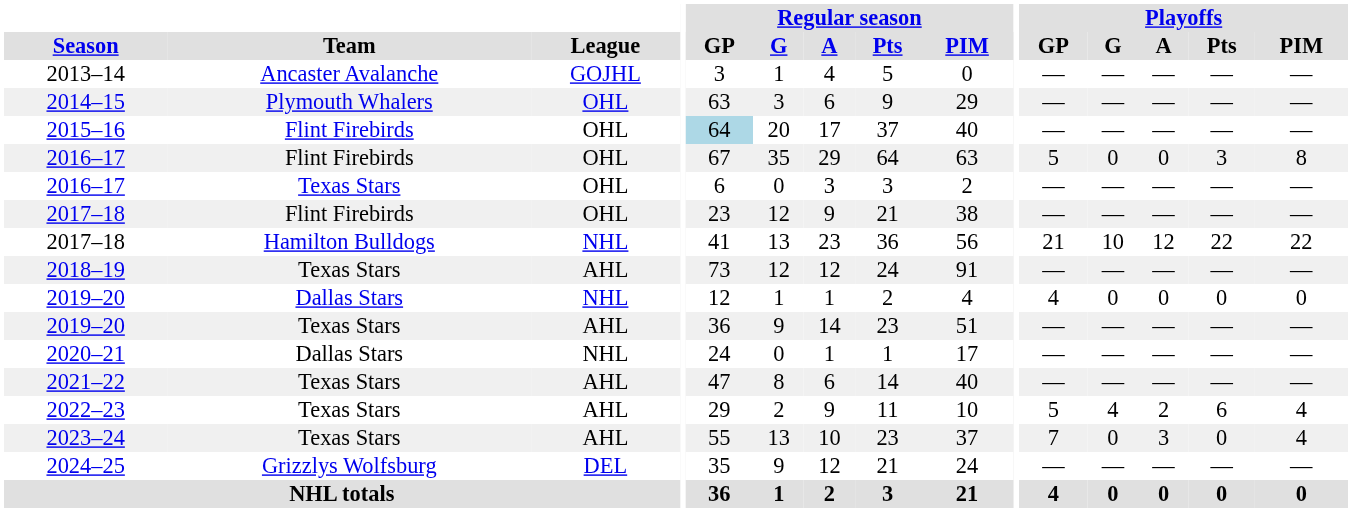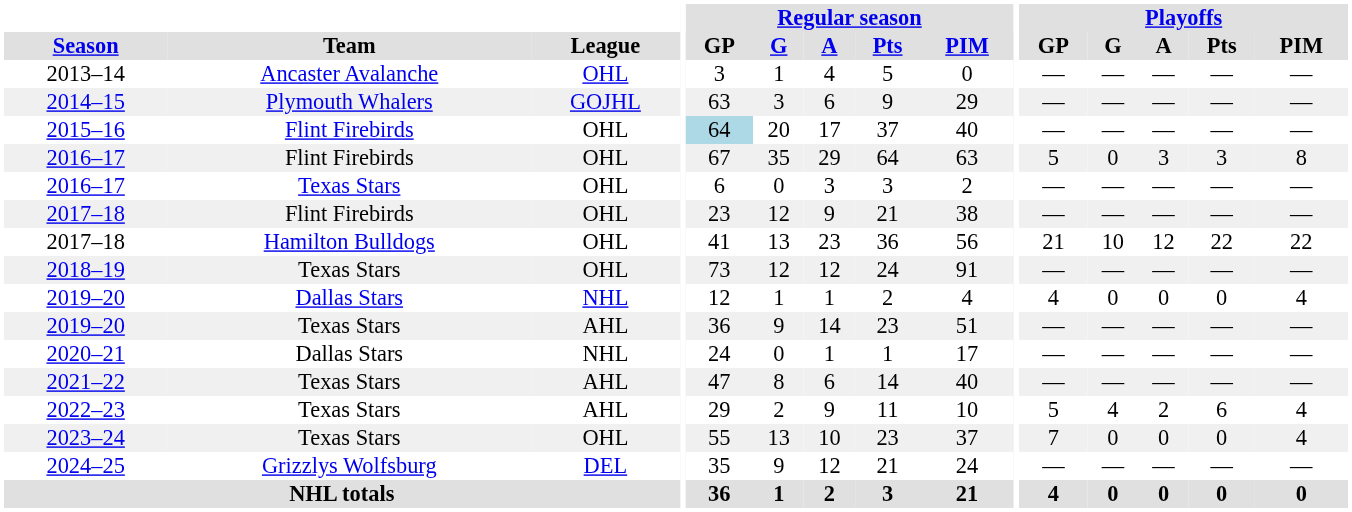(605, 73) GOJHL -> (605, 73) OHL
(605, 101) OHL -> (605, 101) GOJHL
(1164, 157) 0 -> (1164, 157) 3
(605, 241) NHL -> (605, 241) OHL
(605, 269) AHL -> (605, 269) OHL
(1301, 297) 0 -> (1301, 297) 4
(605, 437) AHL -> (605, 437) OHL
(1164, 437) 3 -> (1164, 437) 0
